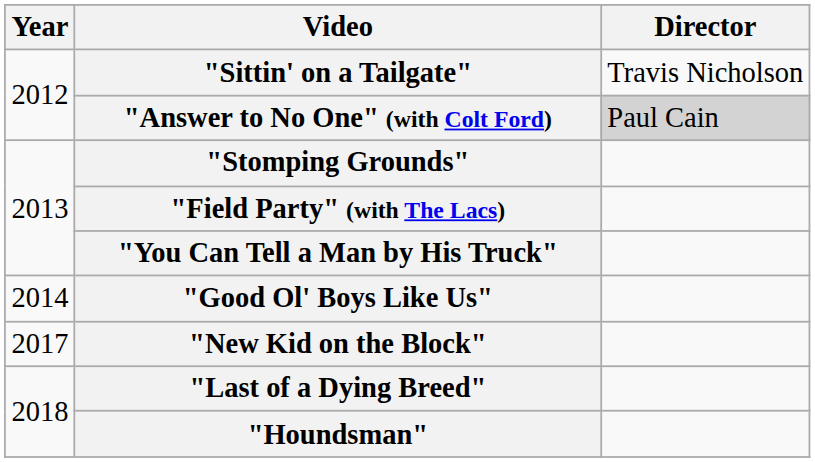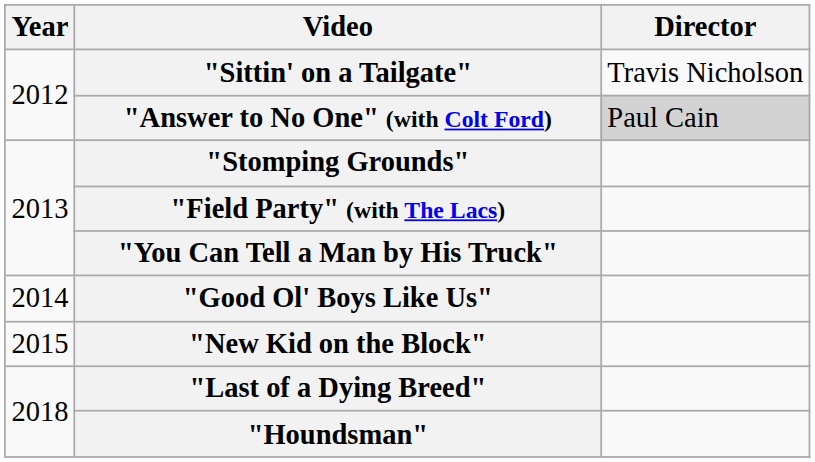(40, 343) 2017 -> (40, 343) 2015
